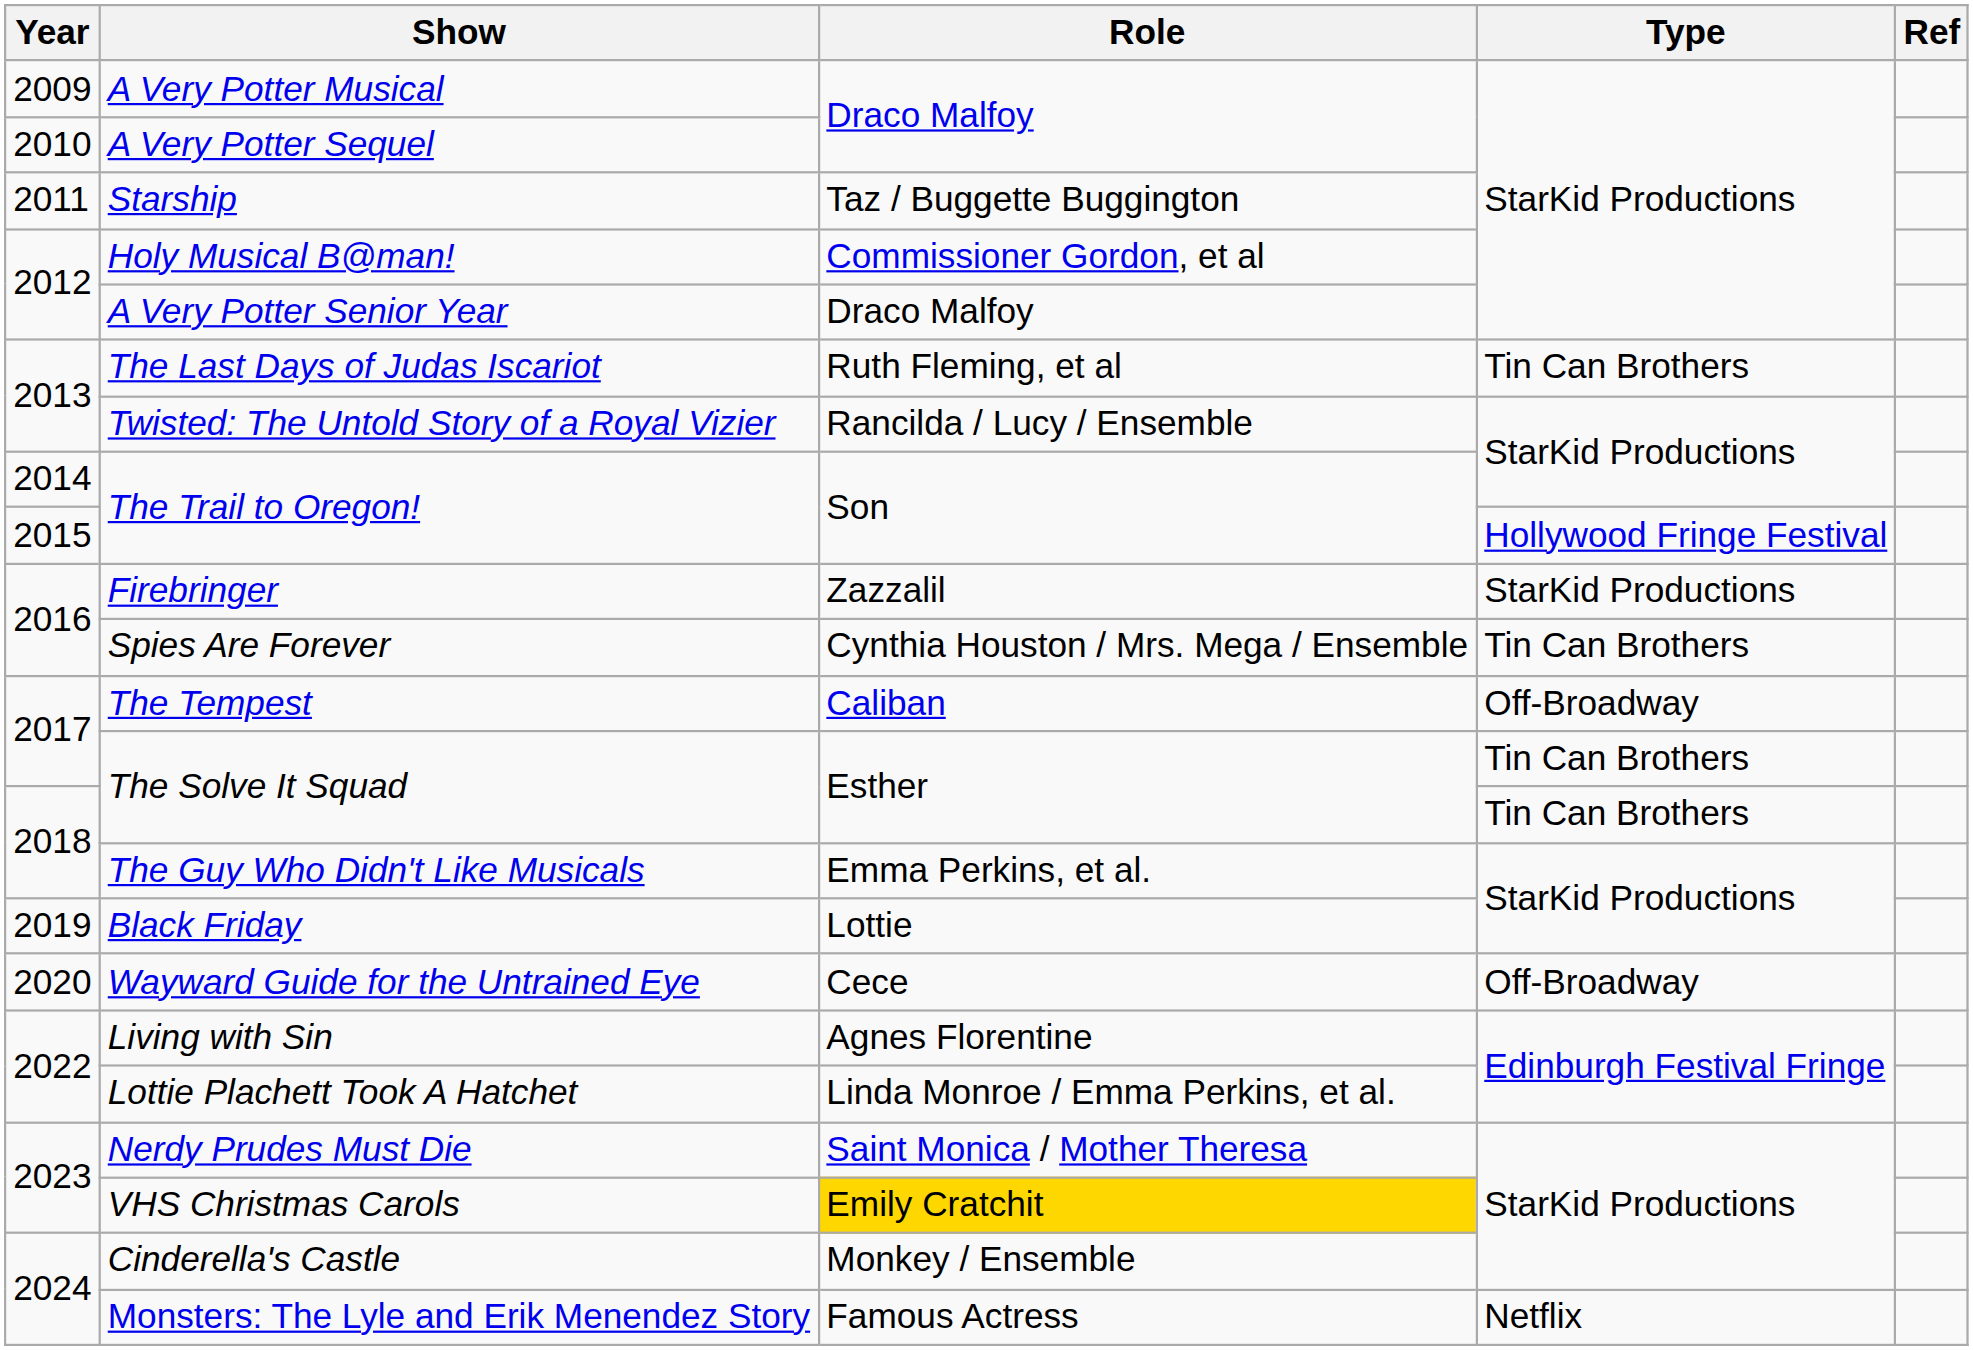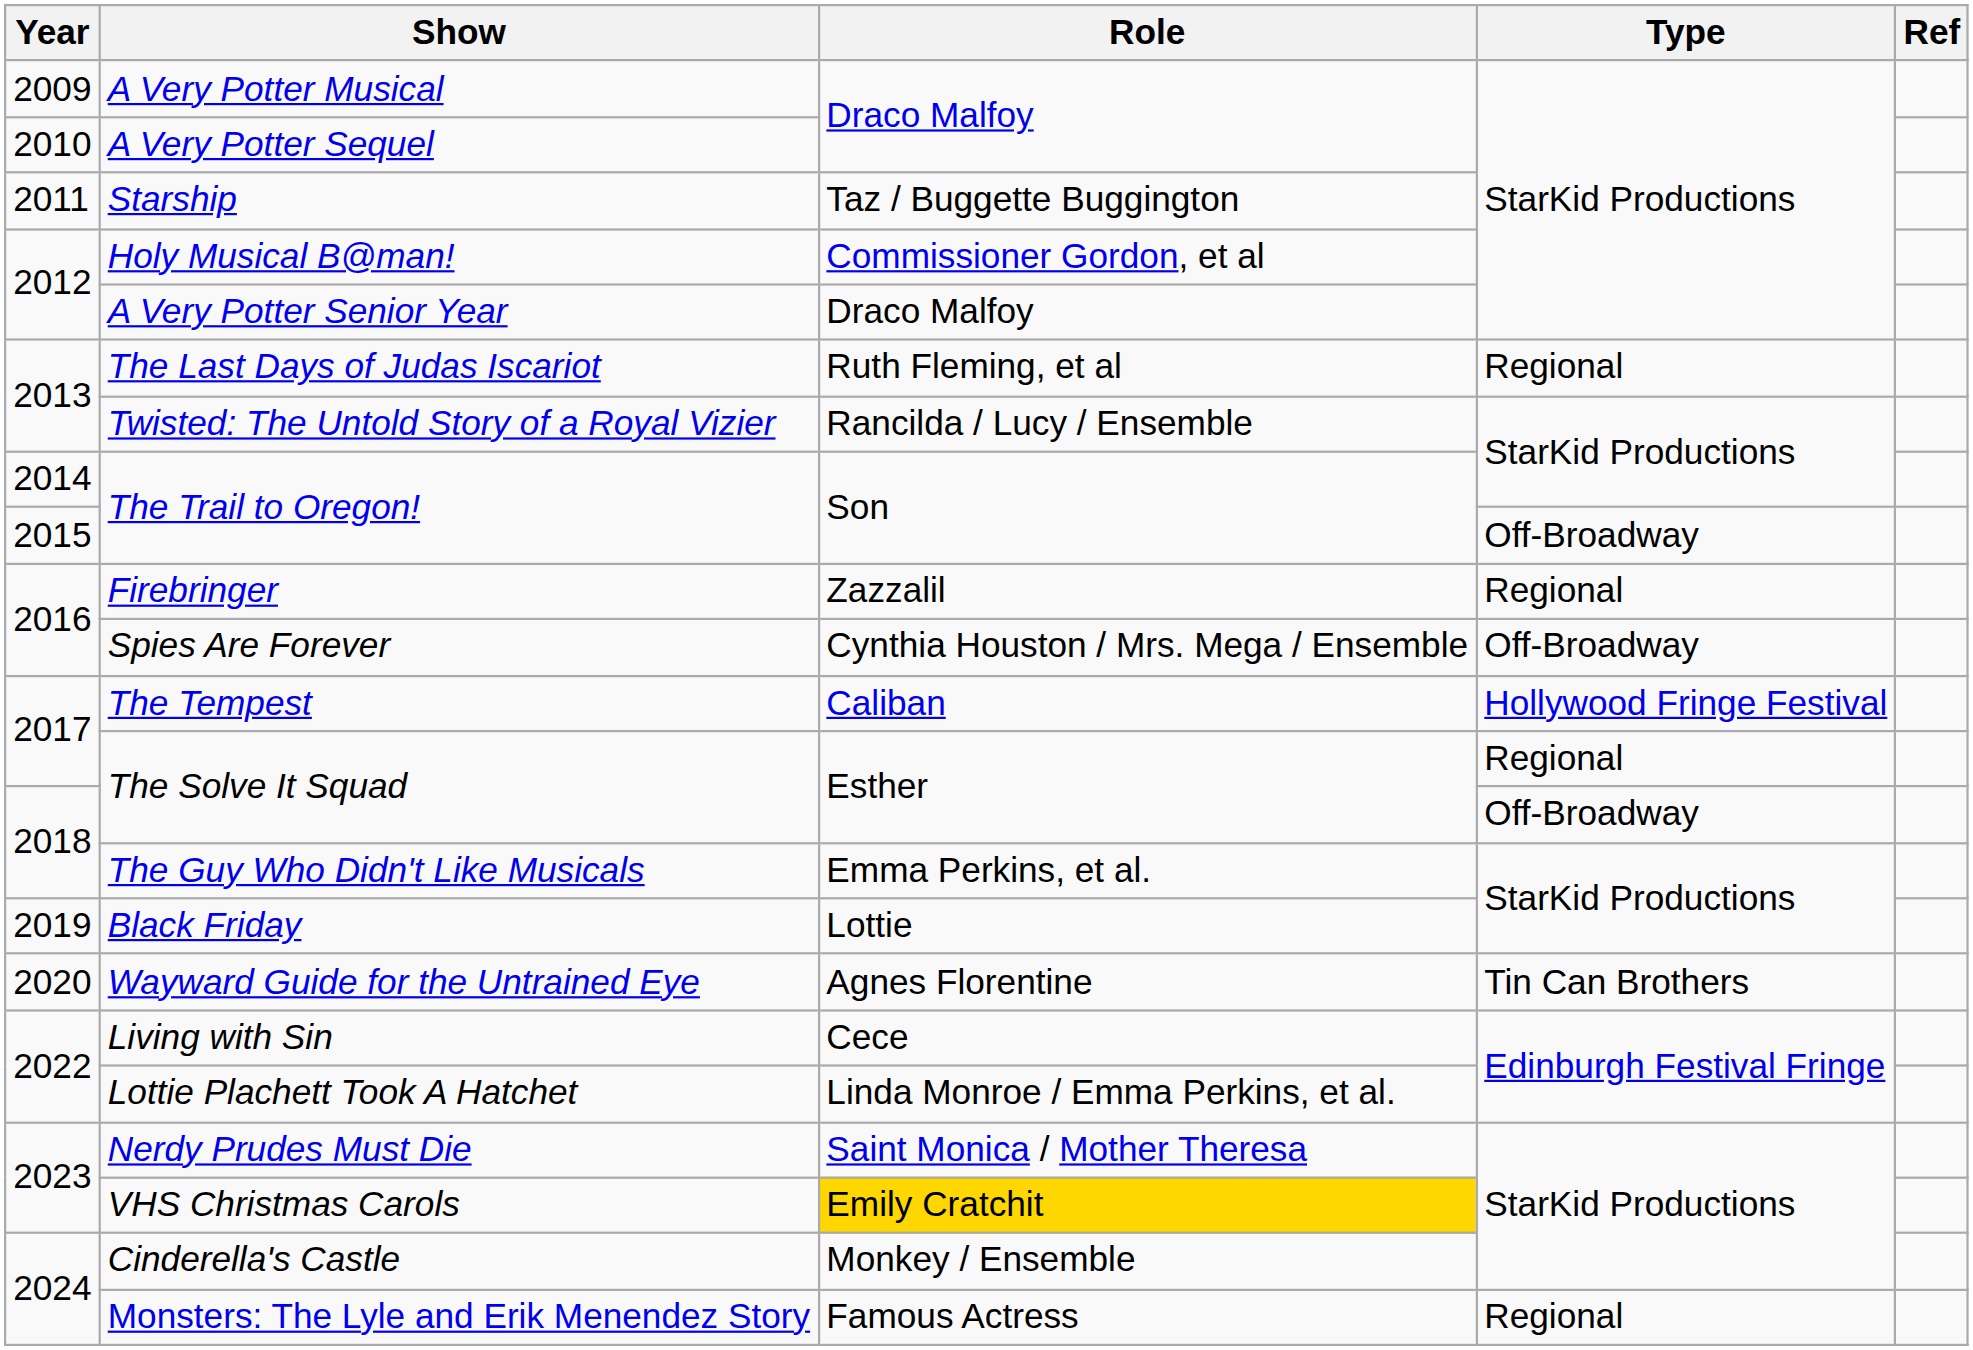(1617, 367) Tin Can Brothers -> (1554, 367) Regional
(1686, 534) Hollywood Fringe Festival -> (1592, 534) Off-Broadway
(1640, 590) StarKid Productions -> (1554, 590) Regional
(1617, 646) Tin Can Brothers -> (1592, 646) Off-Broadway
(1592, 702) Off-Broadway -> (1686, 702) Hollywood Fringe Festival
(1617, 758) Tin Can Brothers -> (1554, 758) Regional
(1617, 813) Tin Can Brothers -> (1592, 813) Off-Broadway
(867, 981) Cece -> (959, 981) Agnes Florentine
(1592, 981) Off-Broadway -> (1617, 981) Tin Can Brothers
(959, 1037) Agnes Florentine -> (867, 1037) Cece
(1533, 1316) Netflix -> (1554, 1316) Regional
